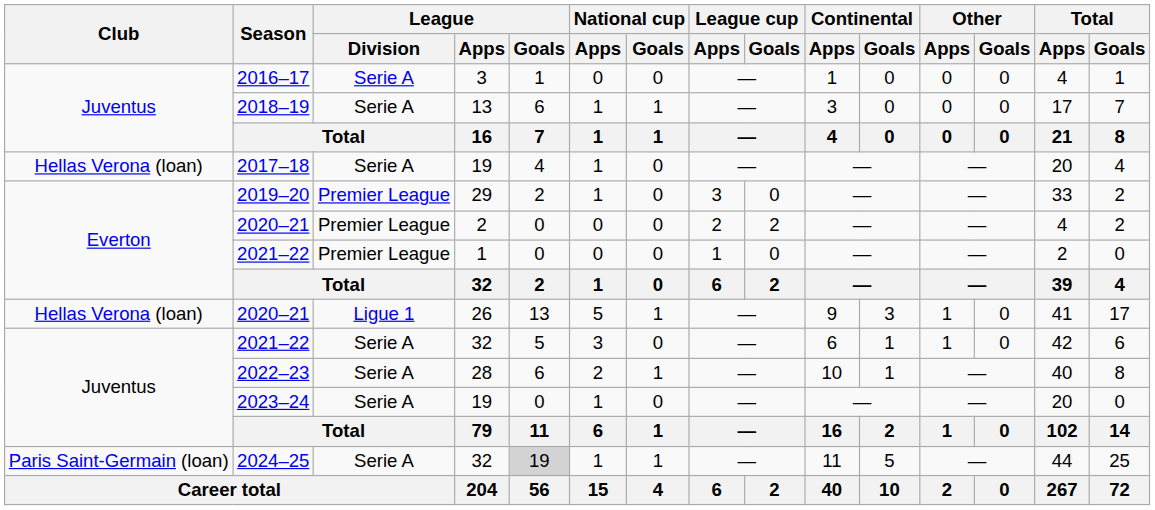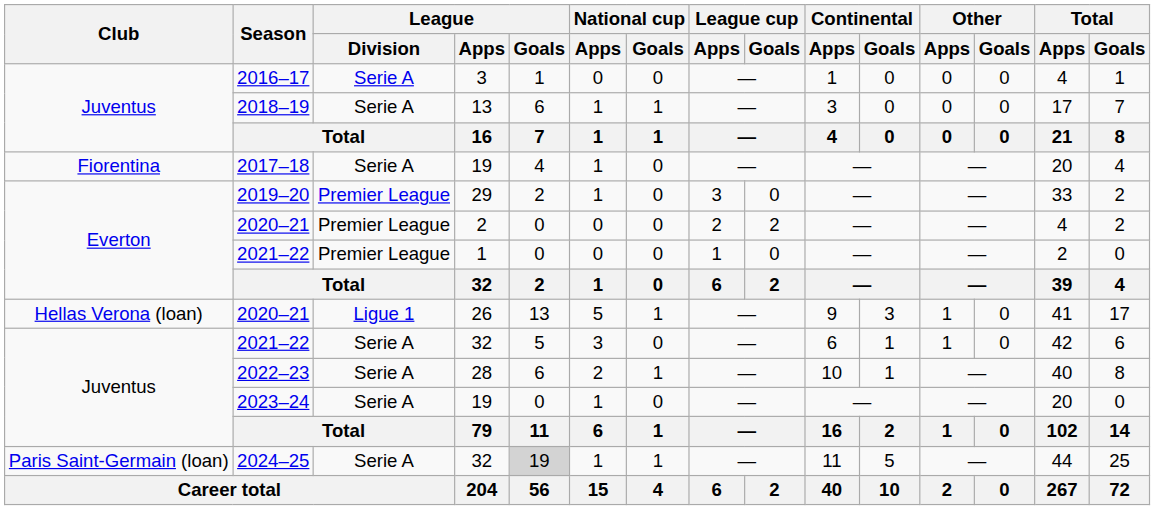(119, 166) Hellas Verona (loan) -> (119, 166) Fiorentina
